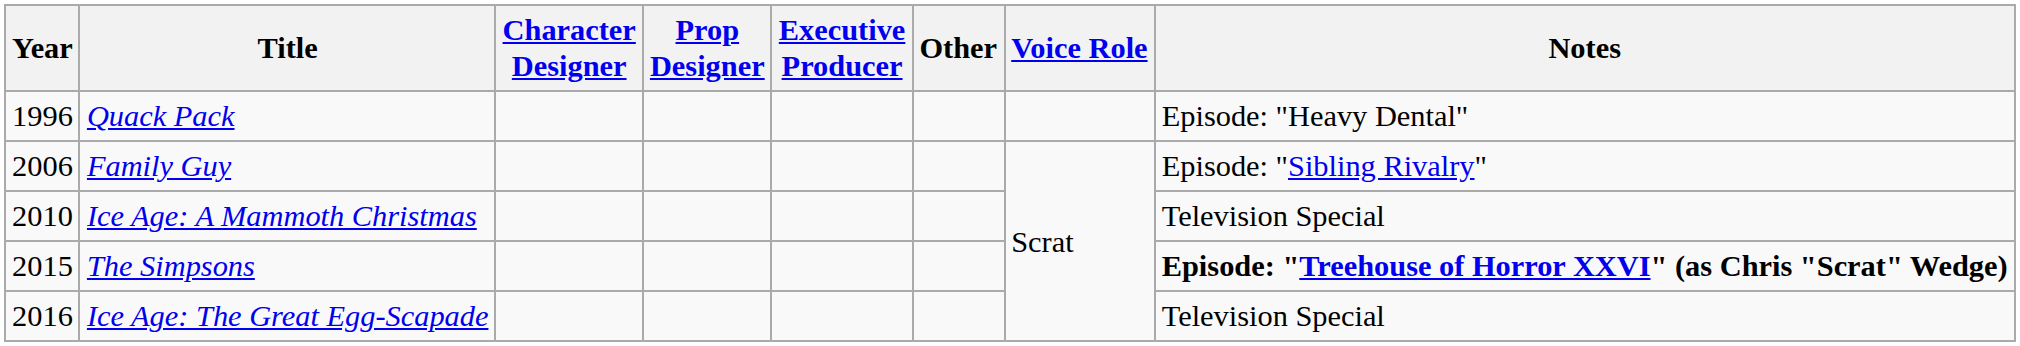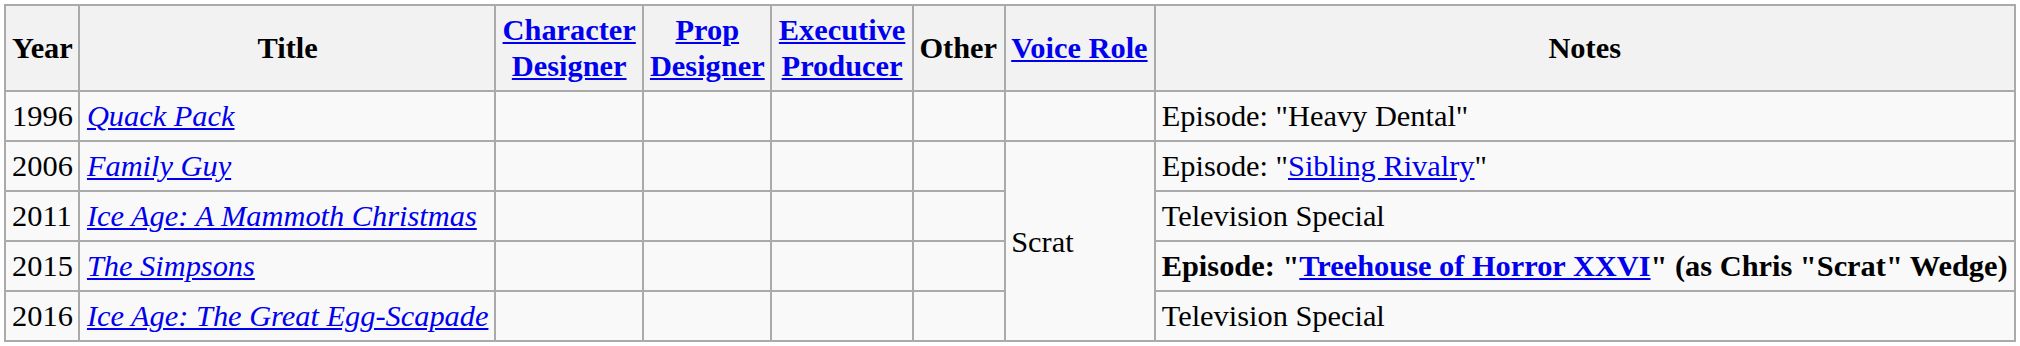(42, 216) 2010 -> (42, 216) 2011
